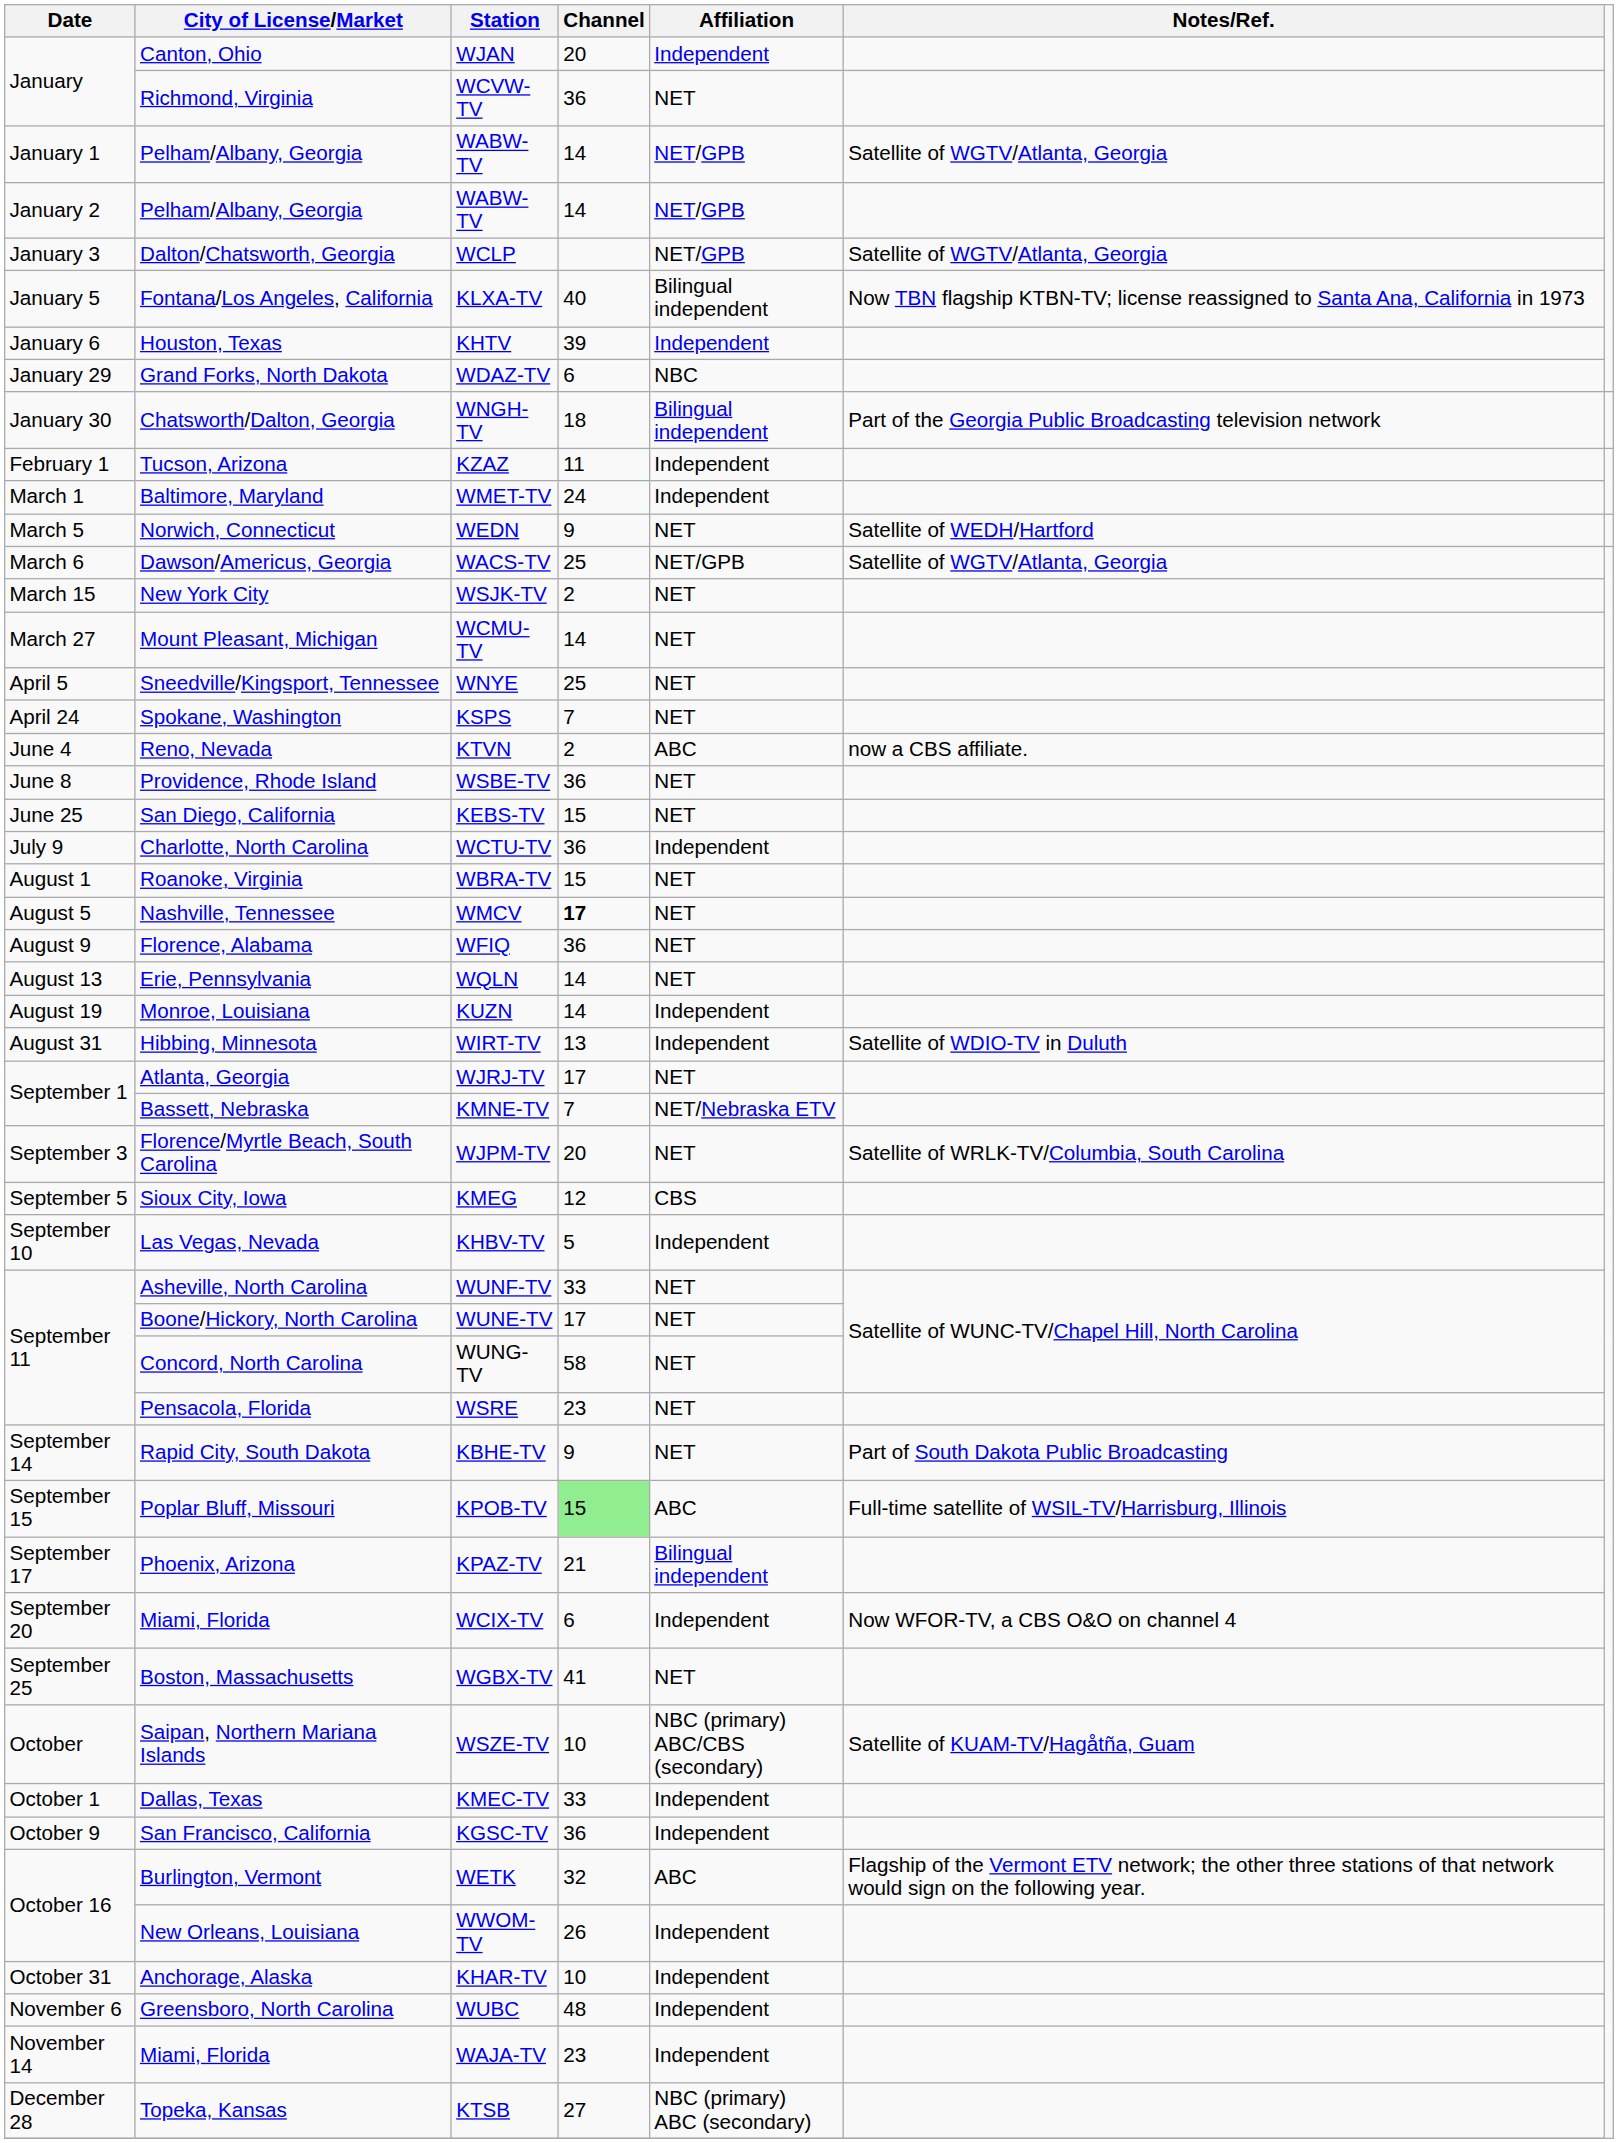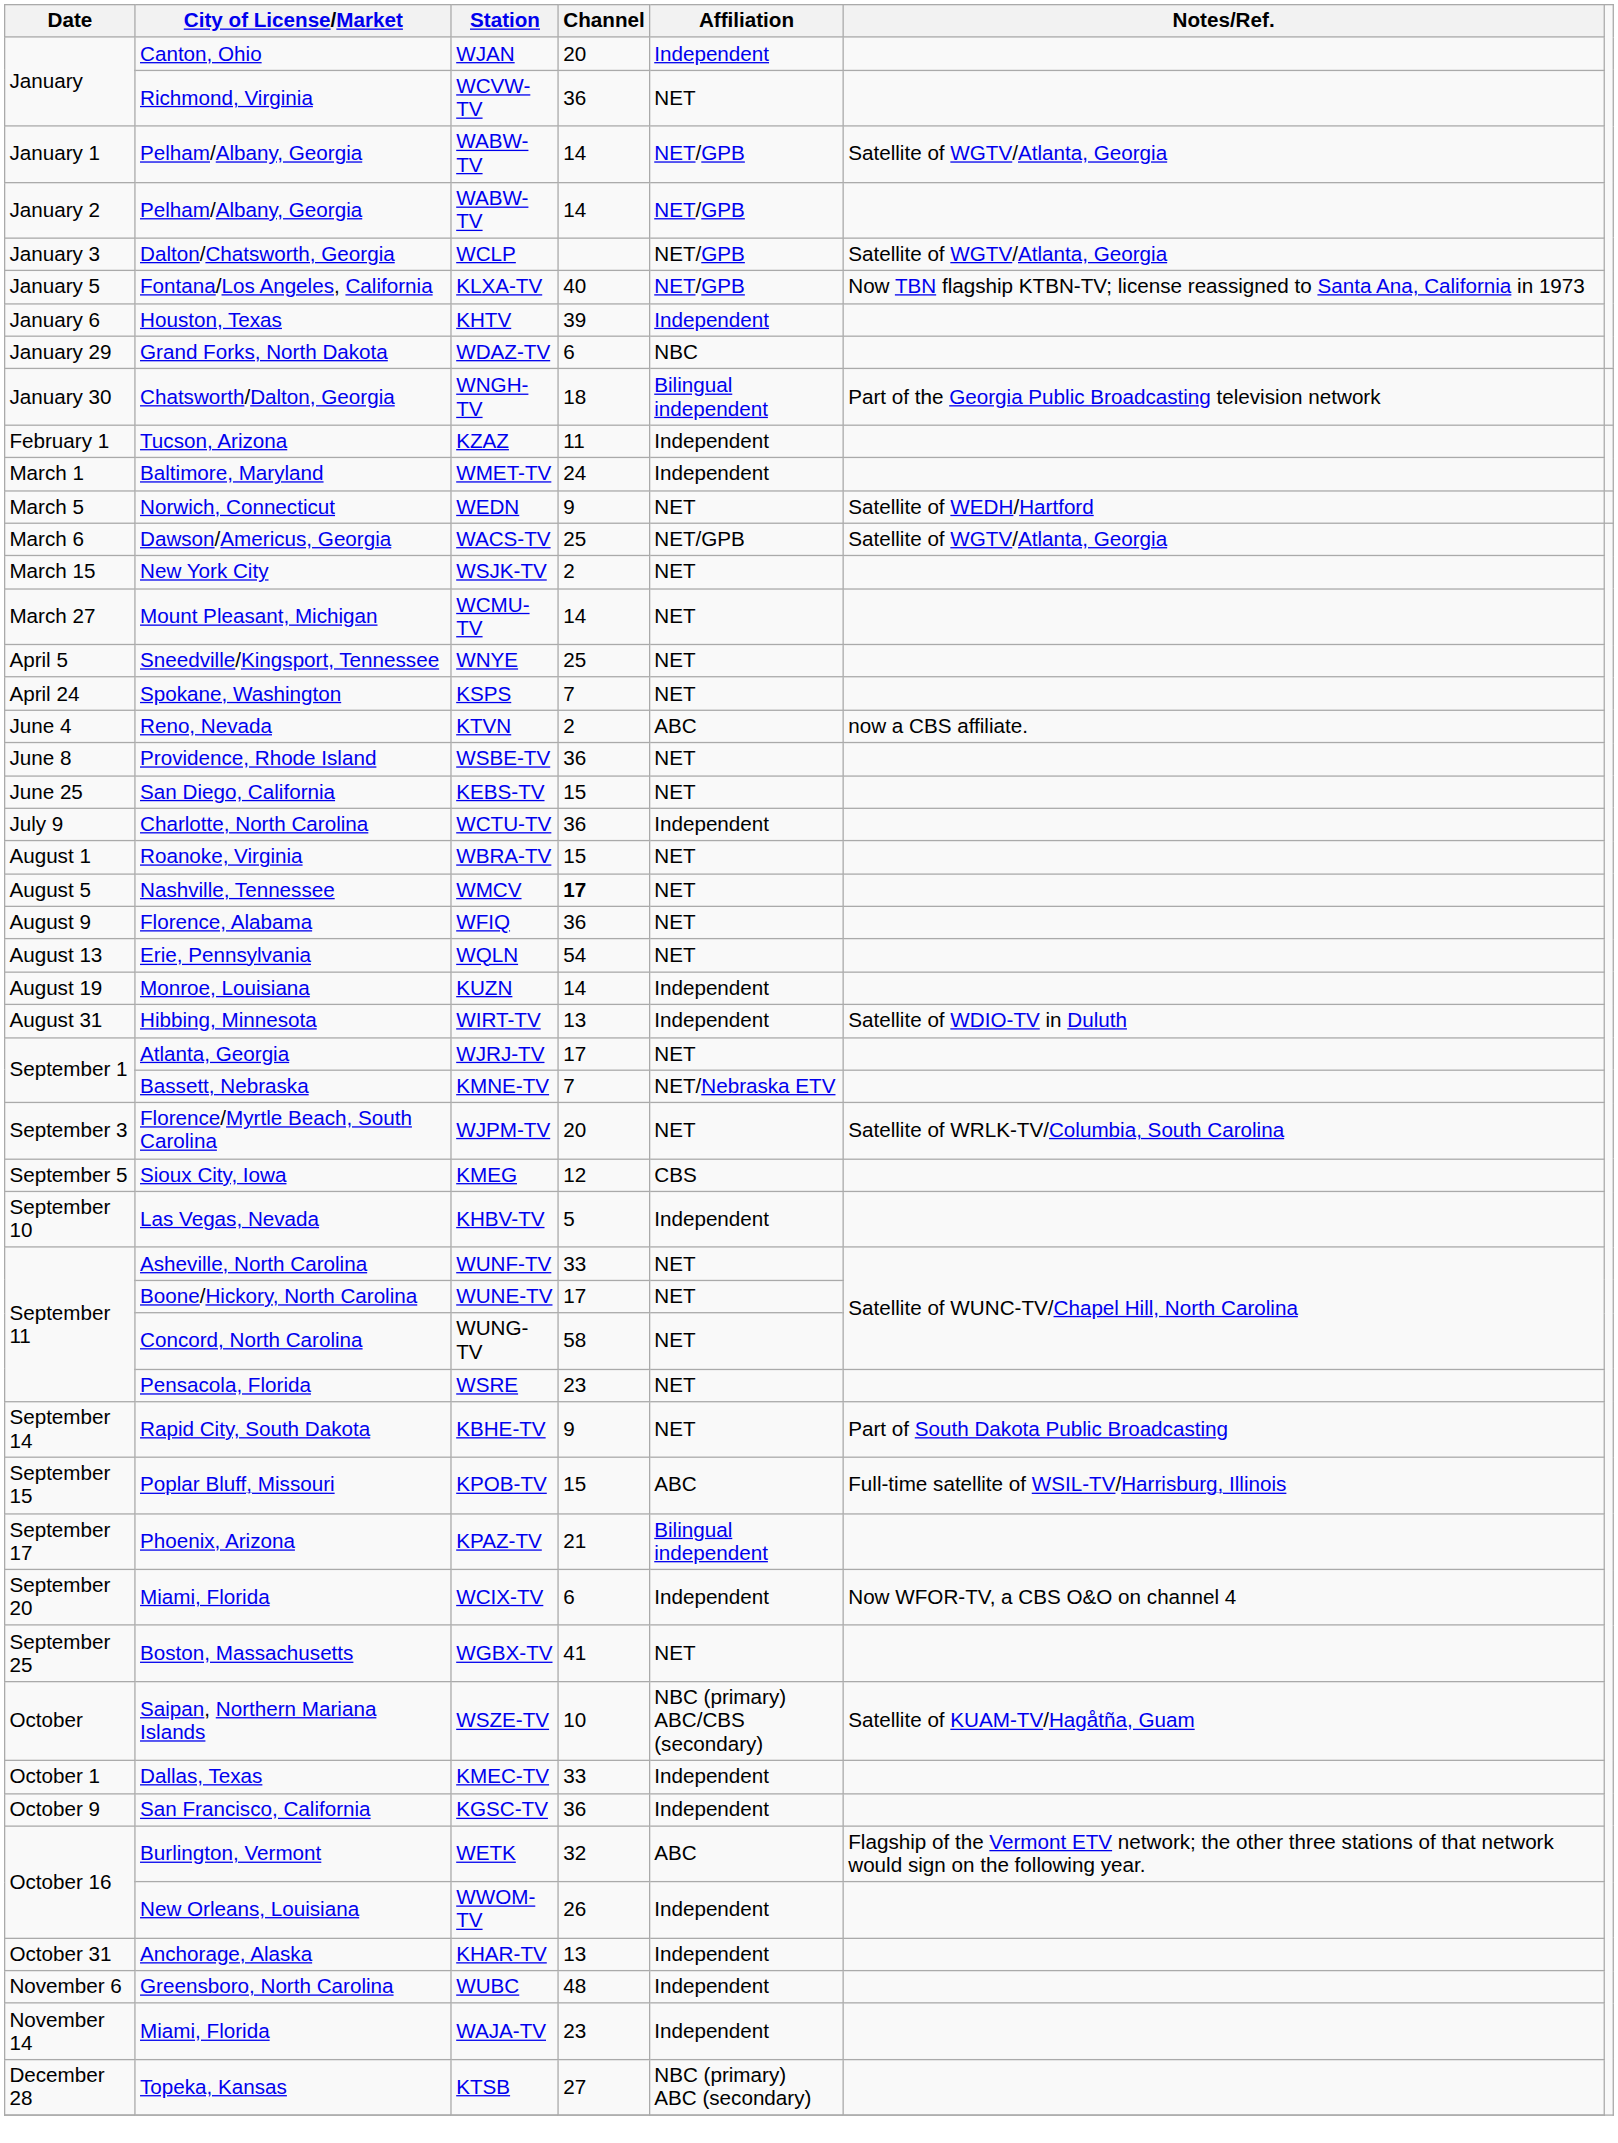(711, 298) Bilingual independent -> (700, 286) NET/GPB
(575, 978) 14 -> (575, 955) 54
(575, 1508) lightgreen background -> (575, 1485) no background
(575, 1977) 10 -> (575, 1954) 13
